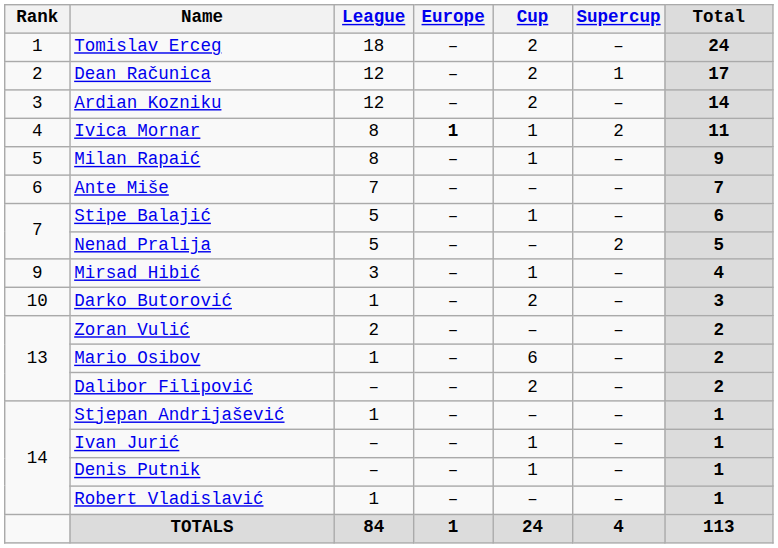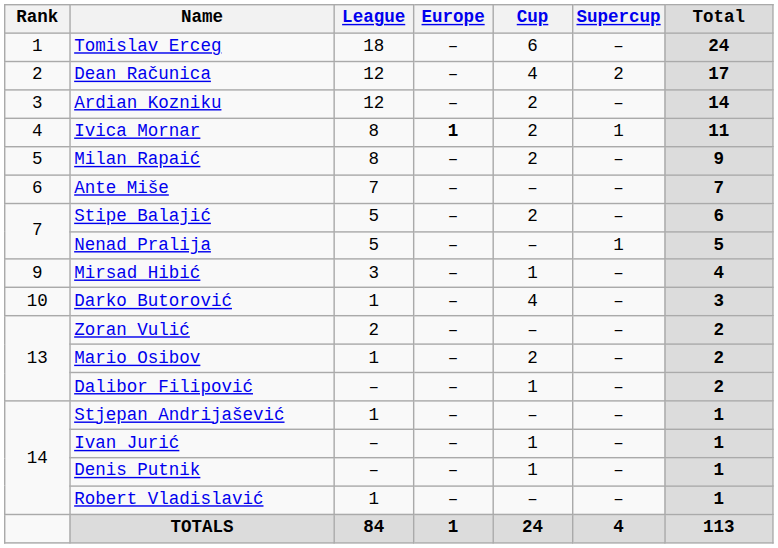(533, 48) 2 -> (533, 48) 6
(533, 76) 2 -> (533, 76) 4
(619, 76) 1 -> (619, 76) 2
(533, 132) 1 -> (533, 132) 2
(619, 132) 2 -> (619, 132) 1
(533, 161) 1 -> (533, 161) 2
(533, 217) 1 -> (533, 217) 2
(619, 246) 2 -> (619, 246) 1
(533, 302) 2 -> (533, 302) 4
(533, 359) 6 -> (533, 359) 2
(533, 387) 2 -> (533, 387) 1
